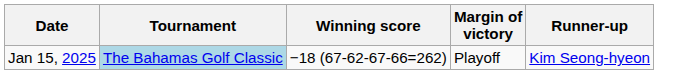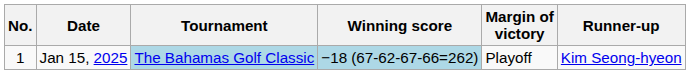+ column: (20, 25)
(368, 58) no background -> (400, 58) lightblue background
